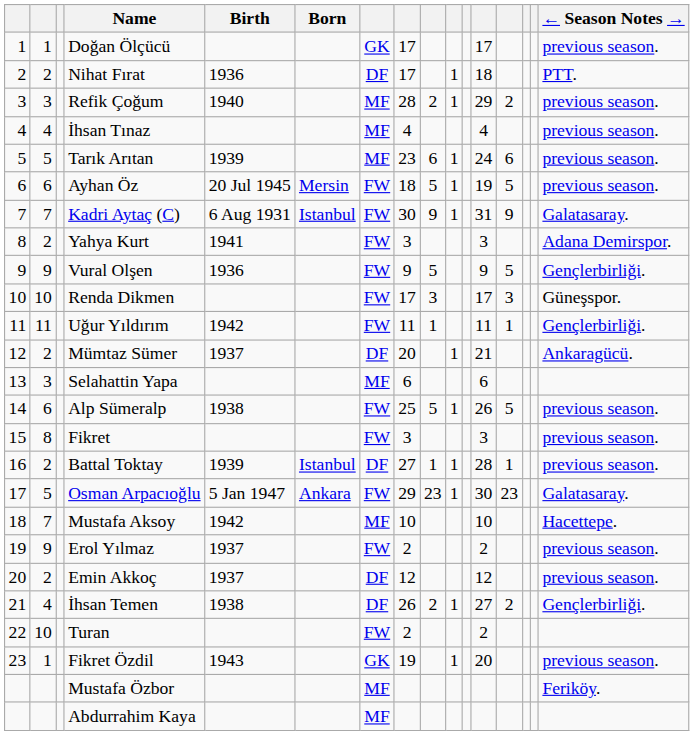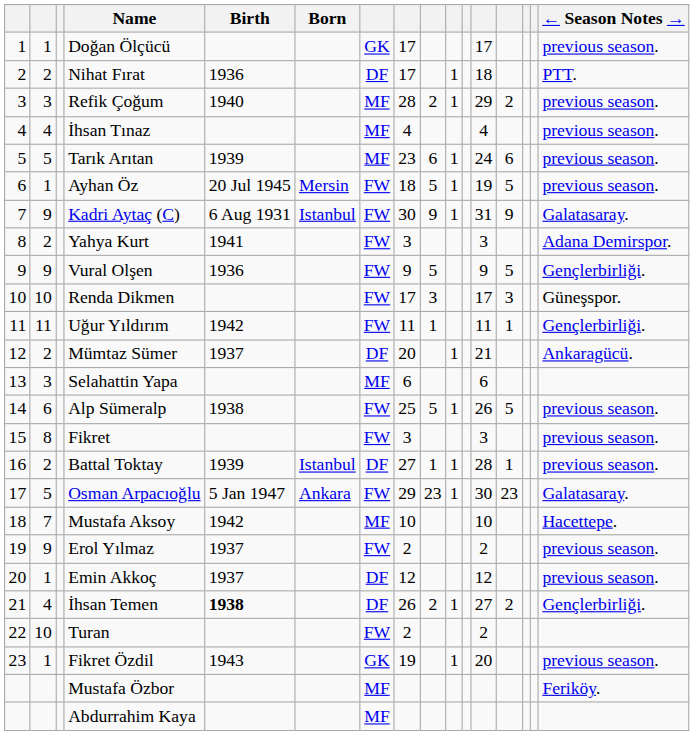(48, 185) 6 -> (48, 185) 1
(48, 213) 7 -> (48, 213) 9
(48, 576) 2 -> (48, 576) 1
(226, 604) normal -> (226, 604) bold
